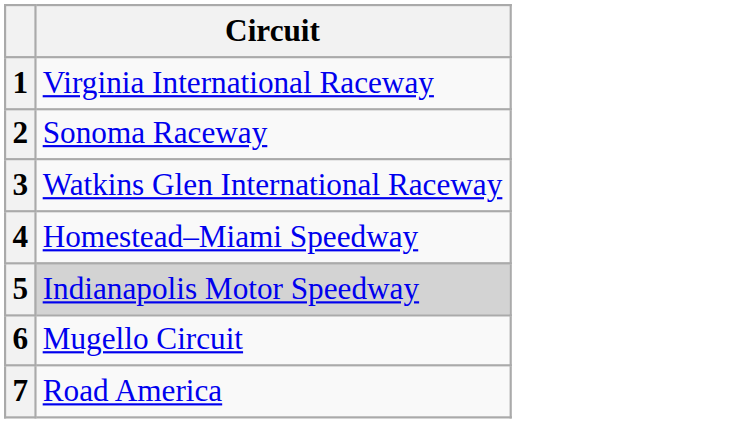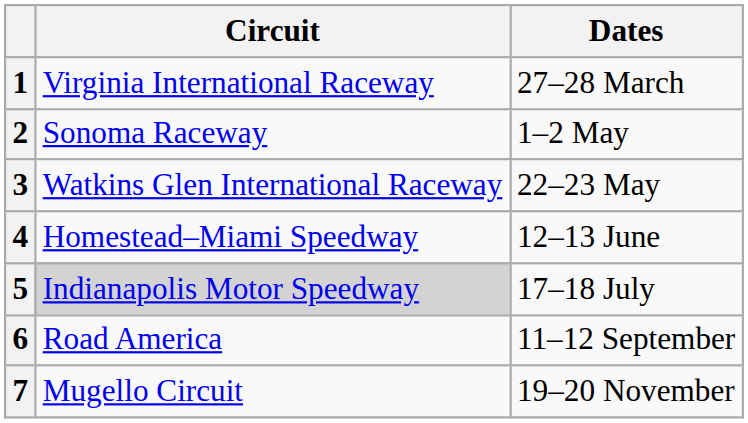+ column: (626, 30)
(143, 339) Mugello Circuit -> (132, 339) Road America
(132, 391) Road America -> (143, 391) Mugello Circuit
